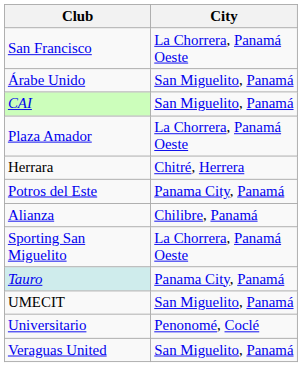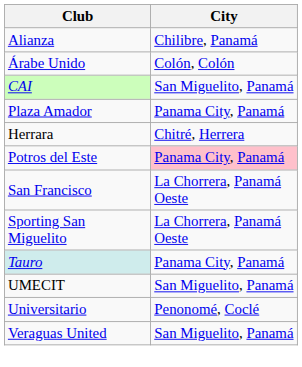rows swapped: (31, 214) <-> (50, 48)
(224, 80) San Miguelito, Panamá -> (194, 63) Colón, Colón
(218, 135) La Chorrera, Panamá Oeste -> (219, 110) Panama City, Panamá
(219, 191) no background -> (219, 157) pink background
